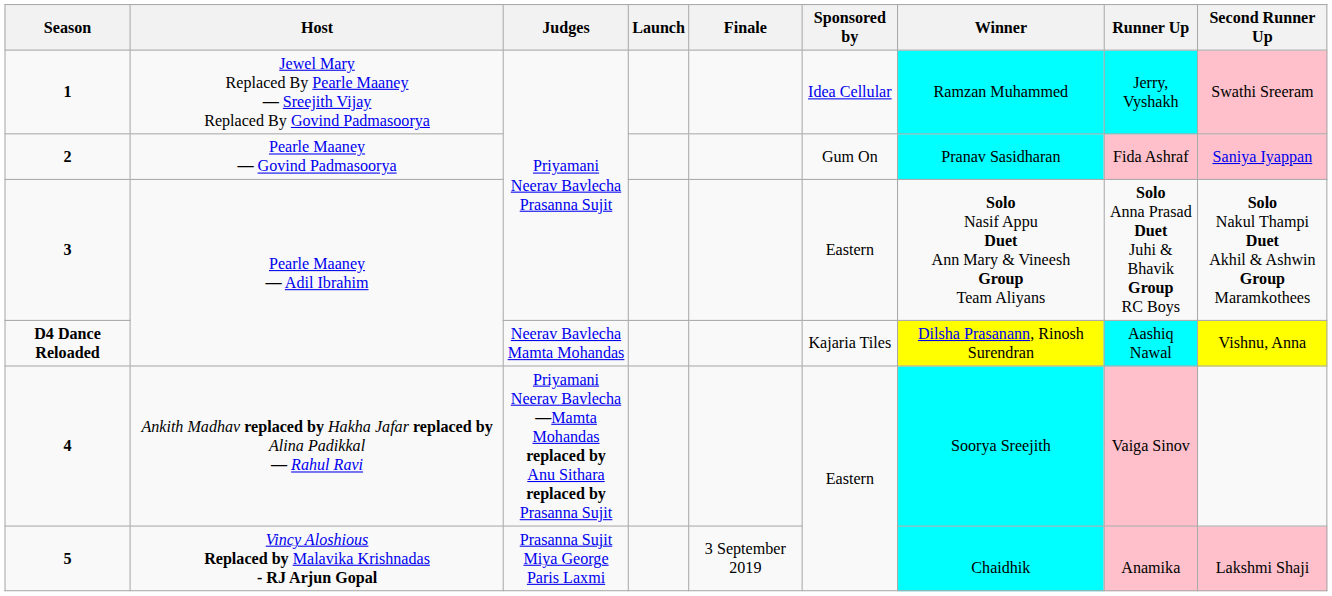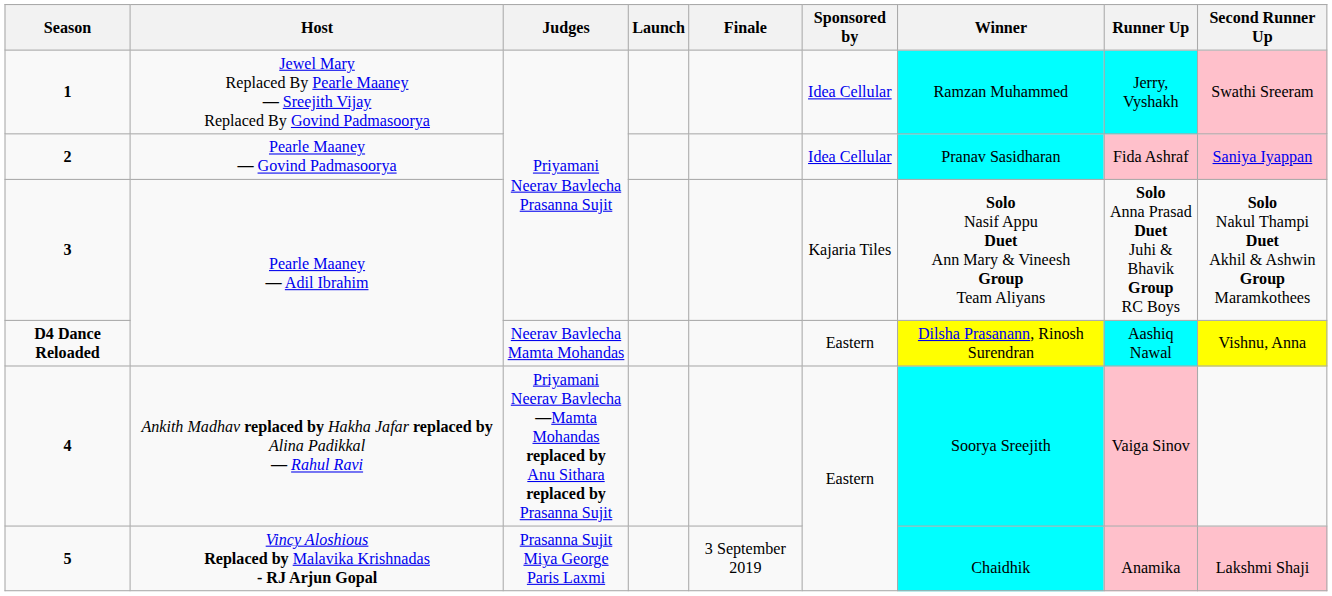(850, 156) Gum On -> (850, 156) Idea Cellular
(850, 250) Eastern -> (850, 250) Kajaria Tiles
(850, 343) Kajaria Tiles -> (850, 343) Eastern
